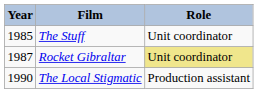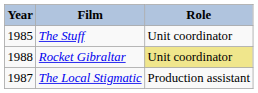(20, 57) 1987 -> (20, 57) 1988
(20, 78) 1990 -> (20, 78) 1987
